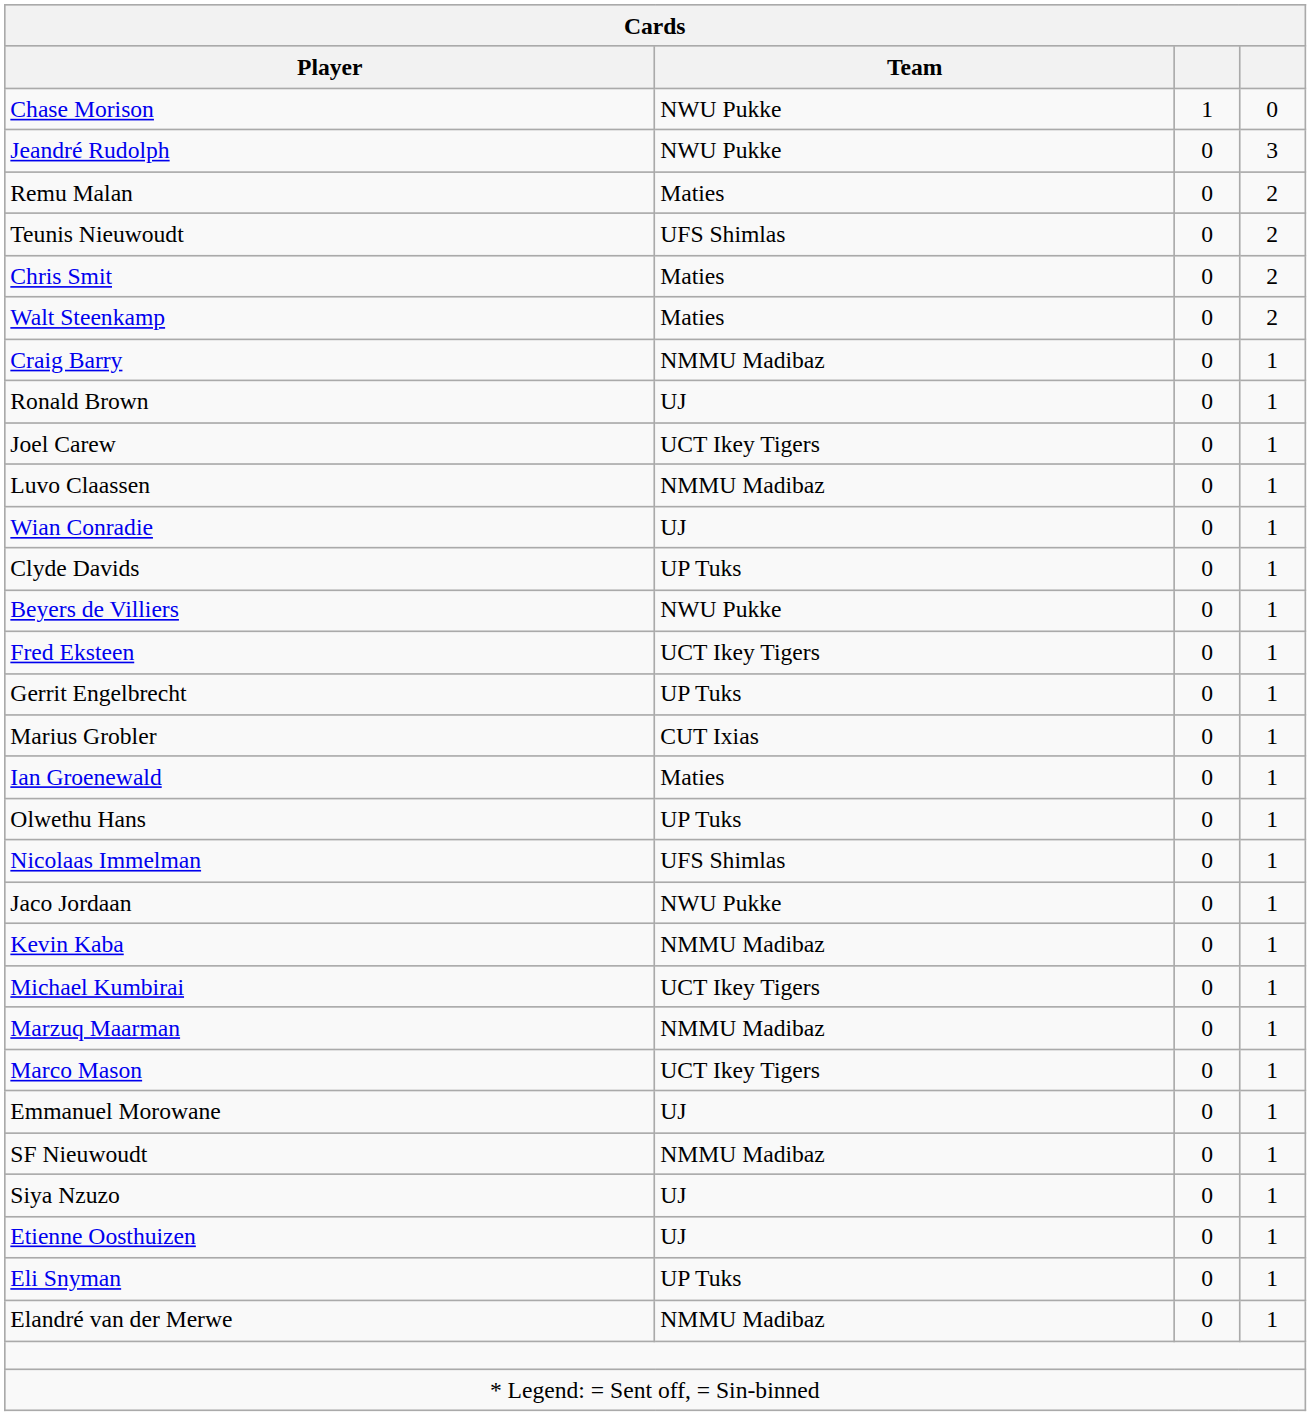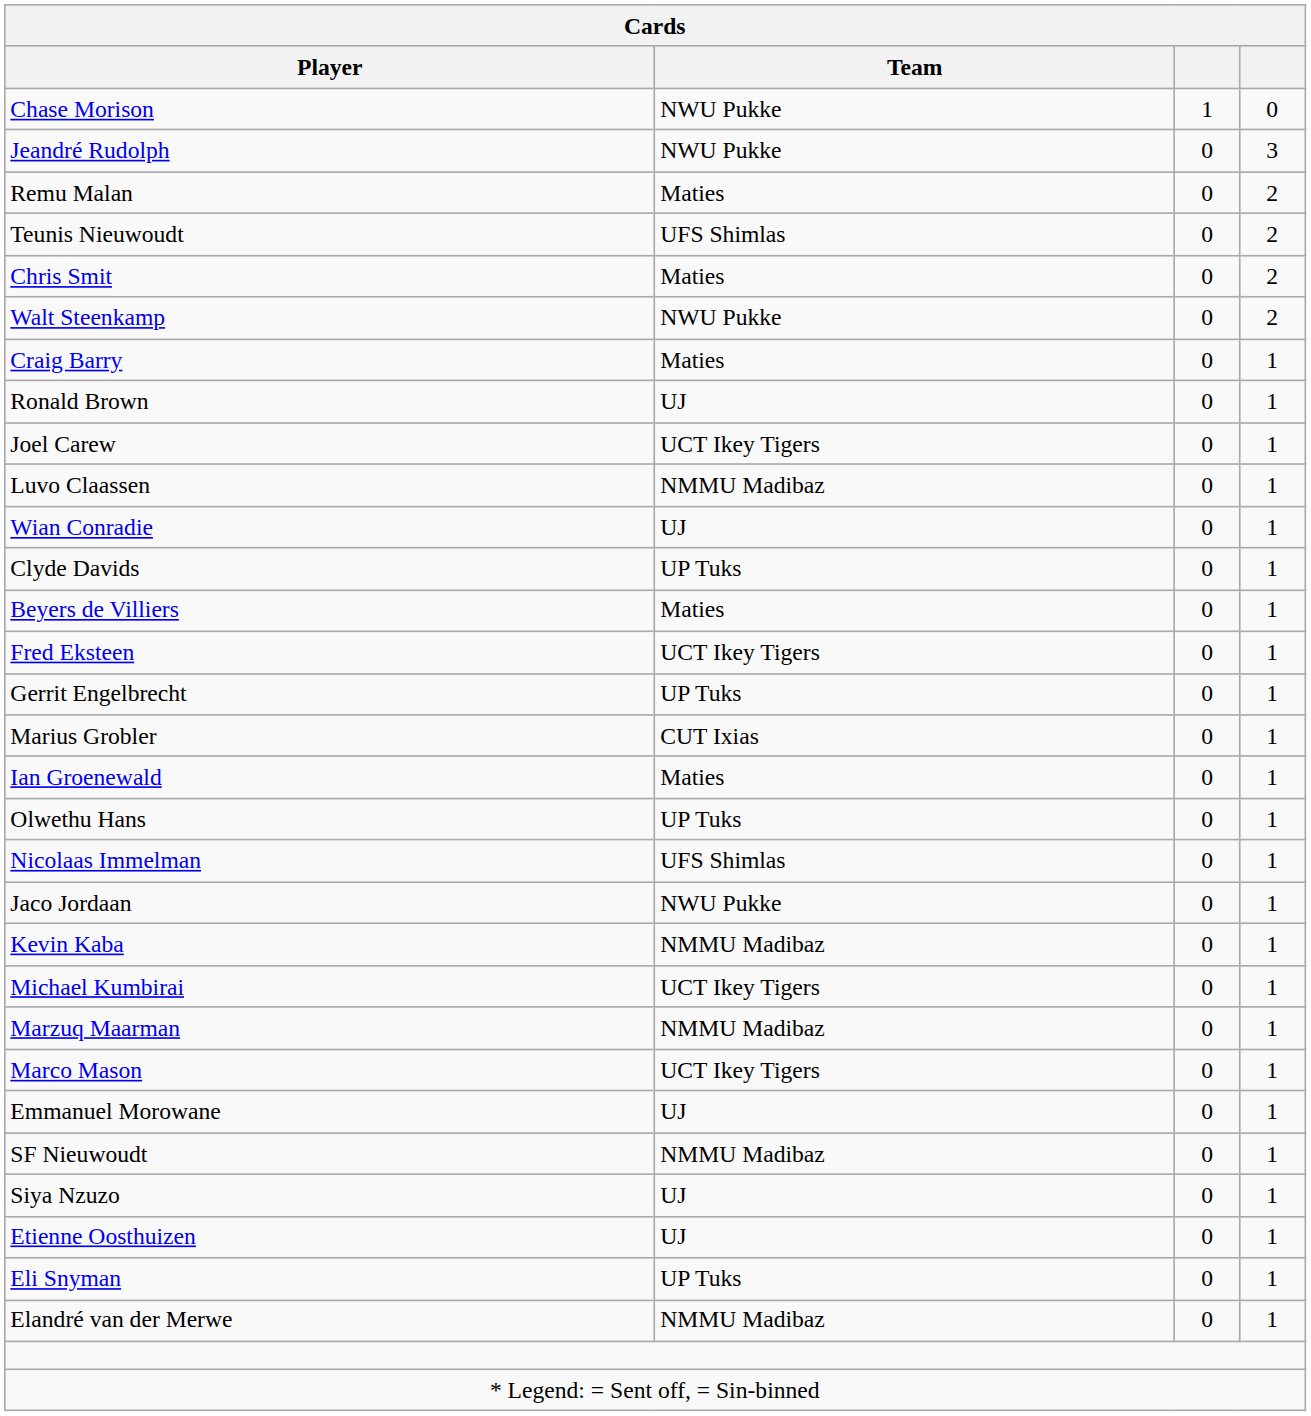(692, 318) Maties -> (721, 318) NWU Pukke
(743, 360) NMMU Madibaz -> (692, 360) Maties
(721, 610) NWU Pukke -> (692, 610) Maties
